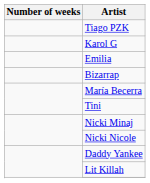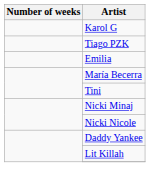rows swapped: (101, 43) <-> (107, 28)
- row: (102, 75)
